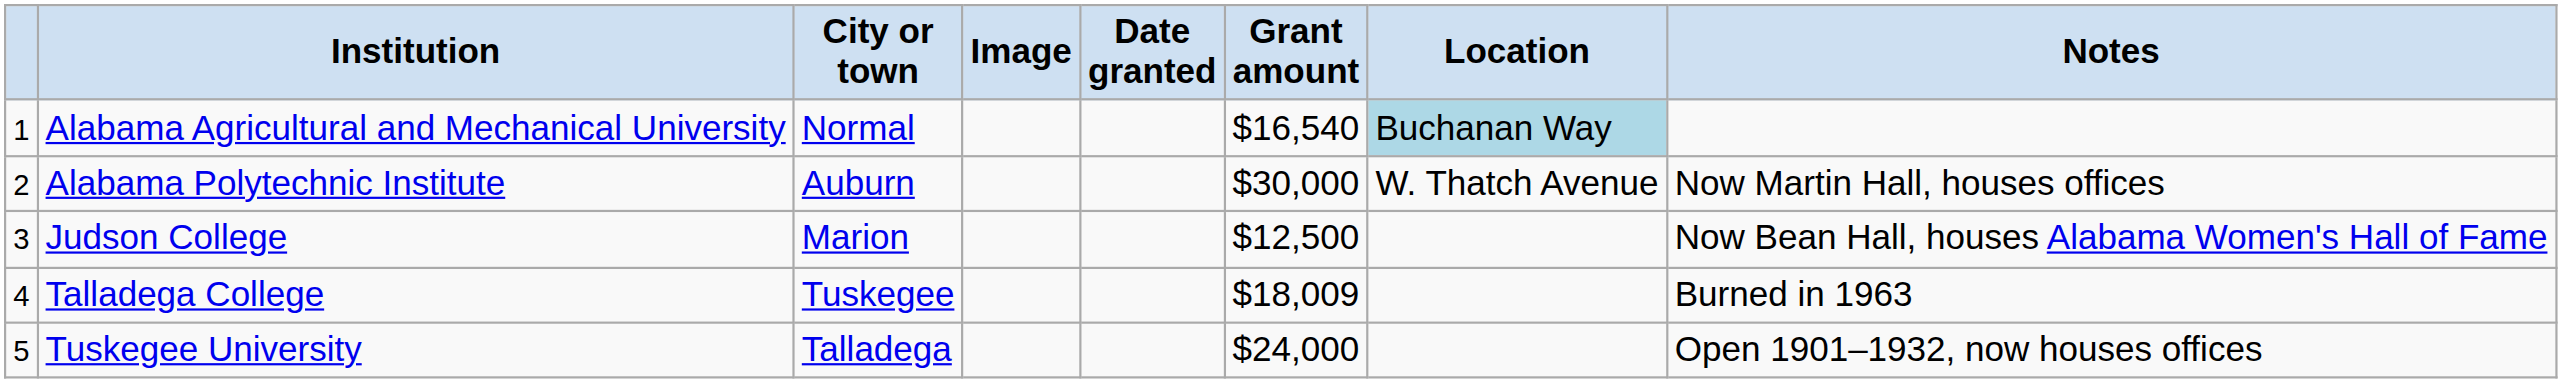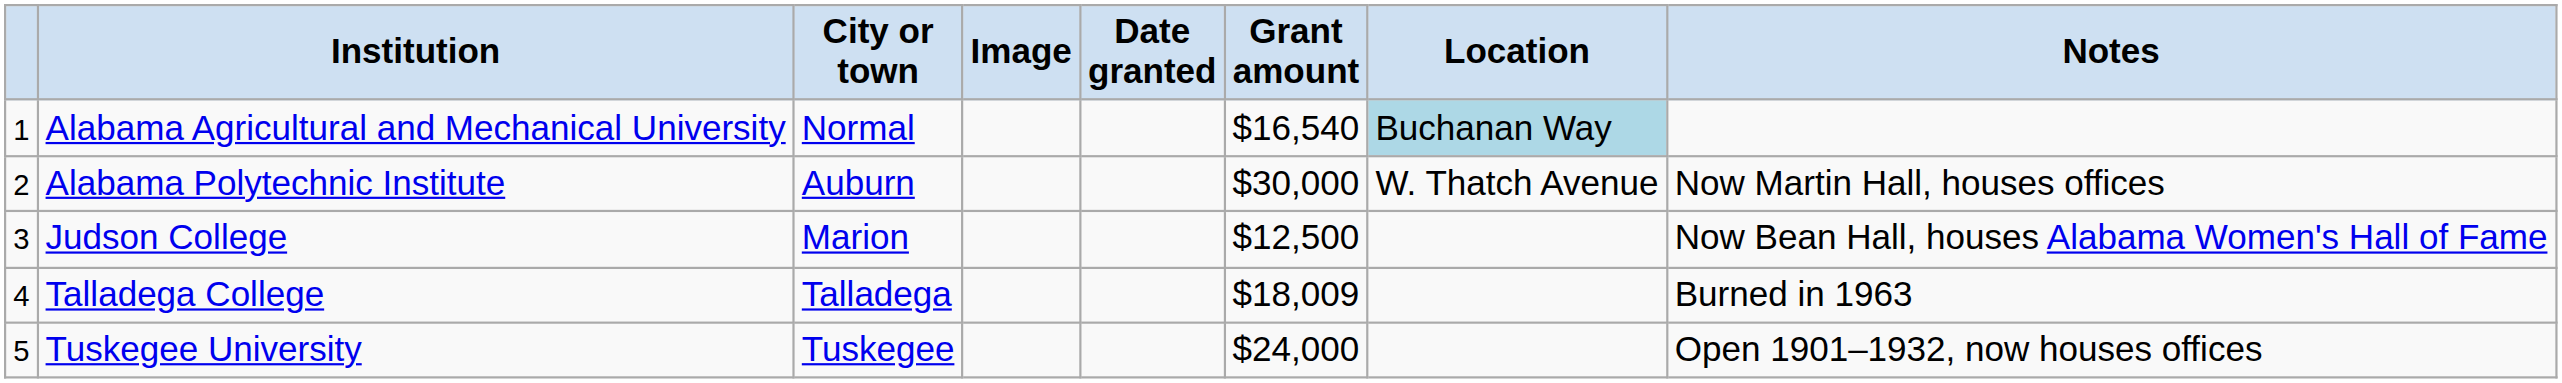(878, 293) Tuskegee -> (877, 293) Talladega
(877, 349) Talladega -> (878, 349) Tuskegee
